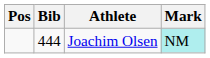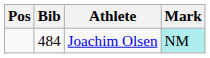(49, 40) 444 -> (49, 40) 484
